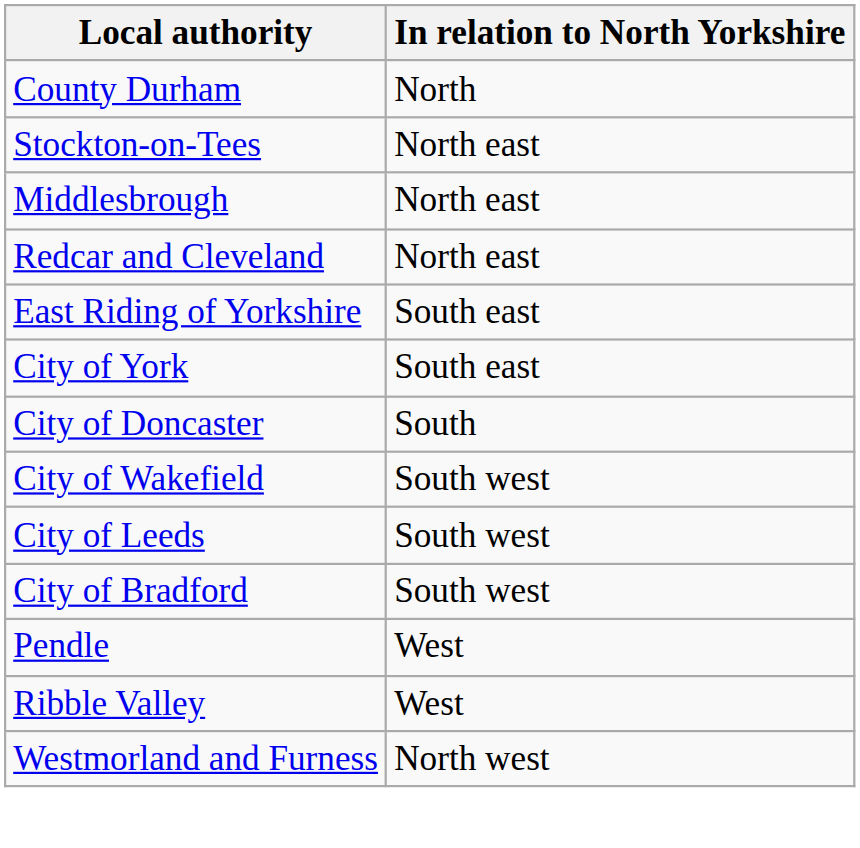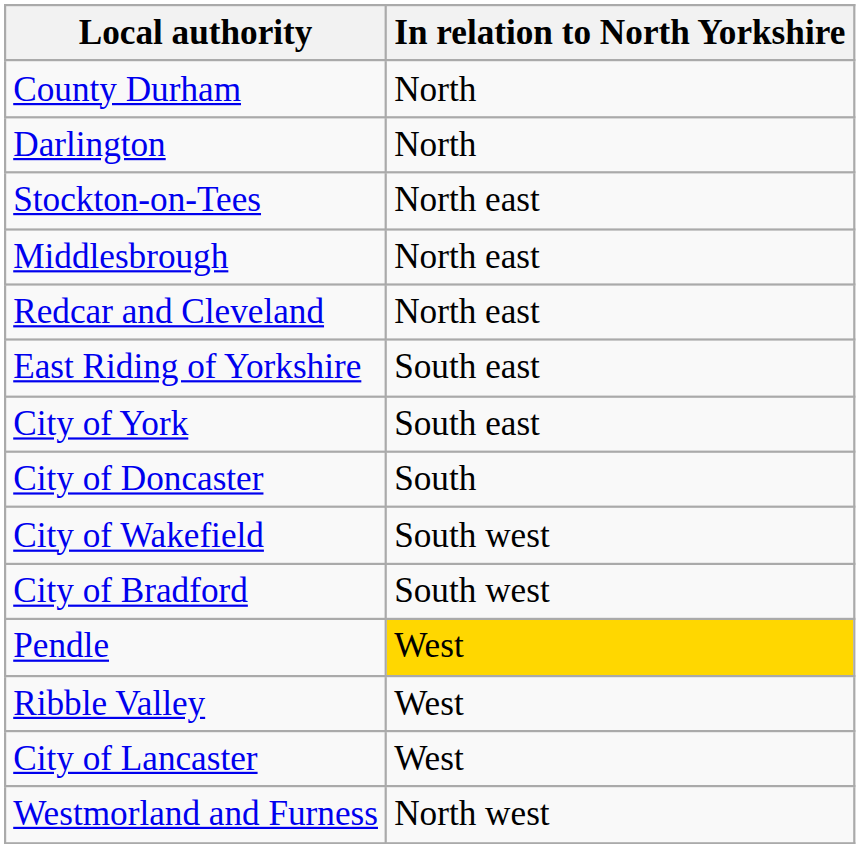+ row: (89, 144)
- row: (109, 534)
(429, 646) no background -> (429, 646) gold background
+ row: (135, 758)
